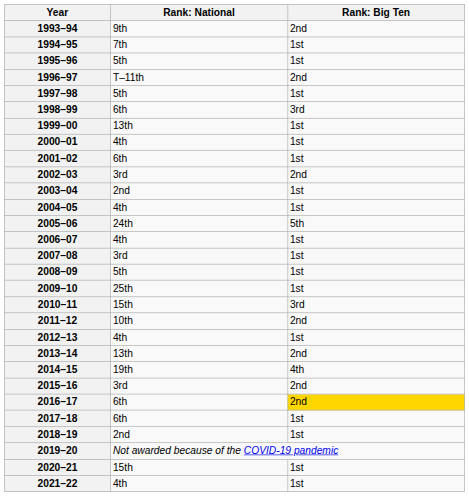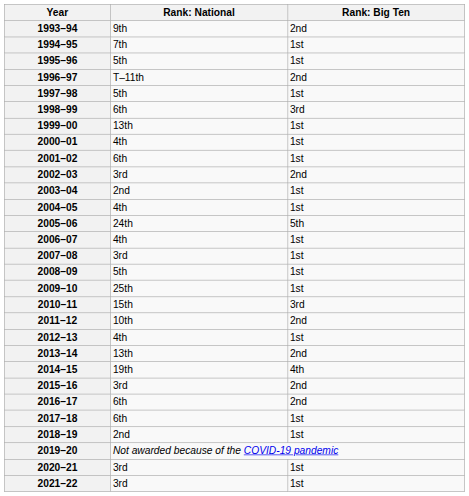(298, 402) gold background -> (298, 402) no background
(123, 467) 15th -> (120, 467) 3rd
(120, 483) 4th -> (120, 483) 3rd
